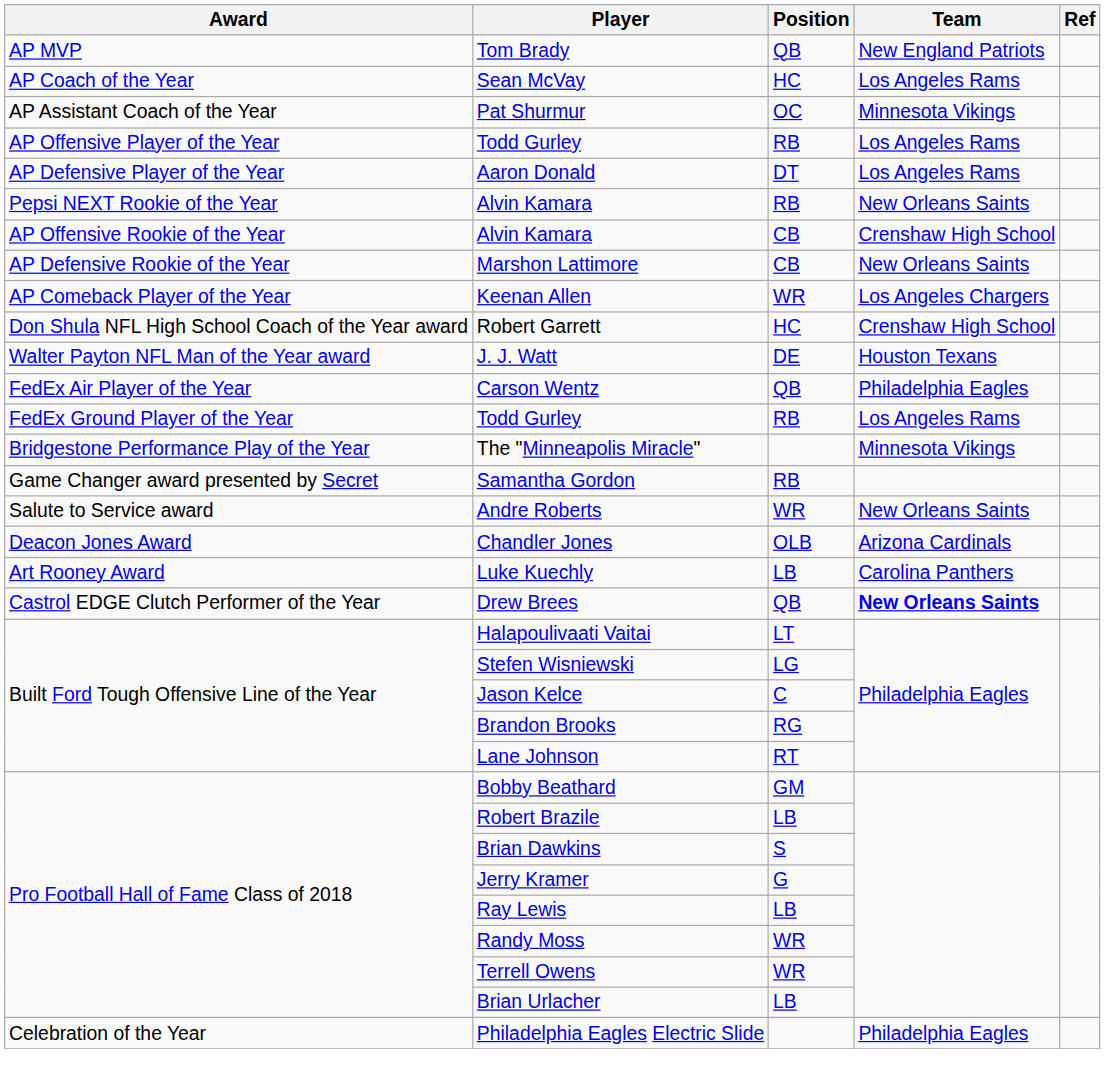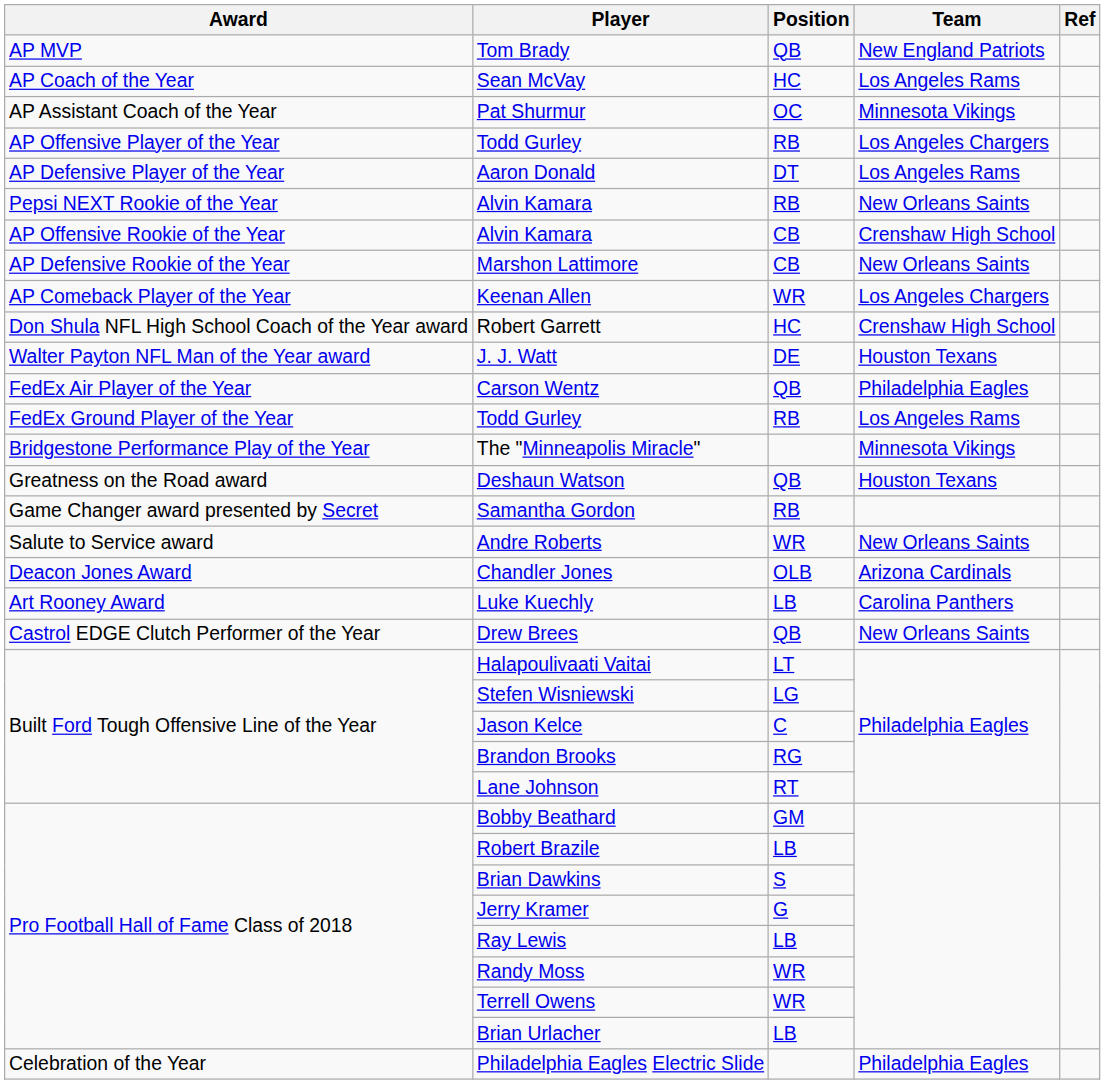(939, 142) Los Angeles Rams -> (954, 142) Los Angeles Chargers
+ row: (138, 480)
(949, 603) bold -> (944, 633) normal
